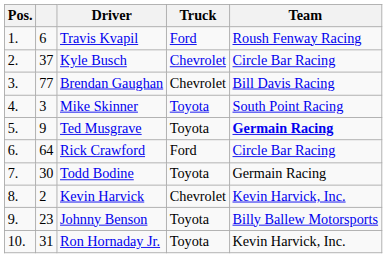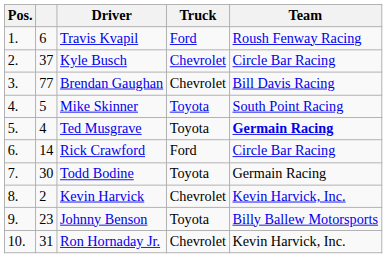(43, 106) 3 -> (43, 106) 5
(43, 128) 9 -> (43, 128) 4
(46, 151) 64 -> (46, 151) 14
(189, 241) Toyota -> (198, 241) Chevrolet
